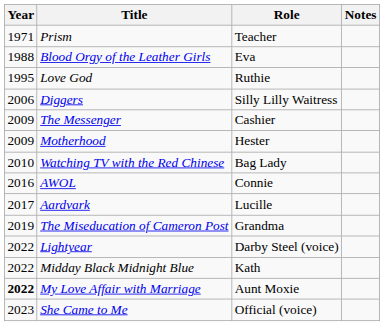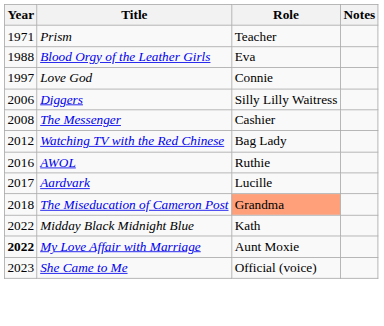(21, 78) 1995 -> (21, 78) 1997
(252, 78) Ruthie -> (254, 78) Connie
(21, 120) 2009 -> (21, 120) 2008
- row: (73, 141)
(21, 162) 2010 -> (21, 141) 2012
(254, 183) Connie -> (252, 162) Ruthie
(21, 225) 2019 -> (21, 204) 2018
(259, 225) no background -> (259, 204) lightsalmon background
- row: (66, 246)
